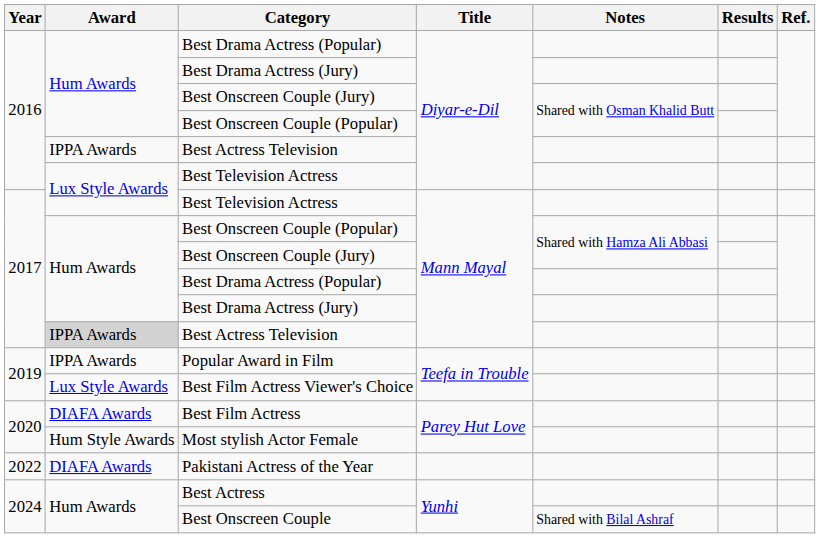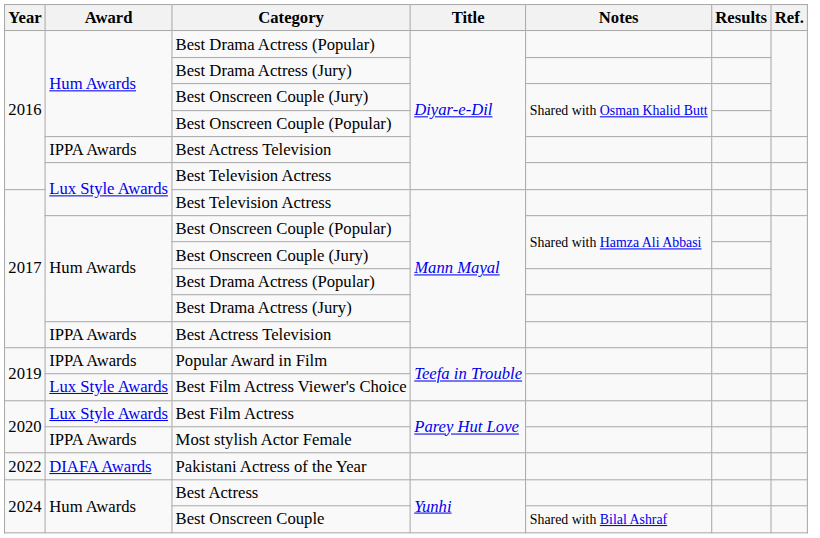(93, 334) lightgrey background -> (93, 334) no background
(100, 413) DIAFA Awards -> (109, 413) Lux Style Awards
(112, 439) Hum Style Awards -> (93, 439) IPPA Awards
